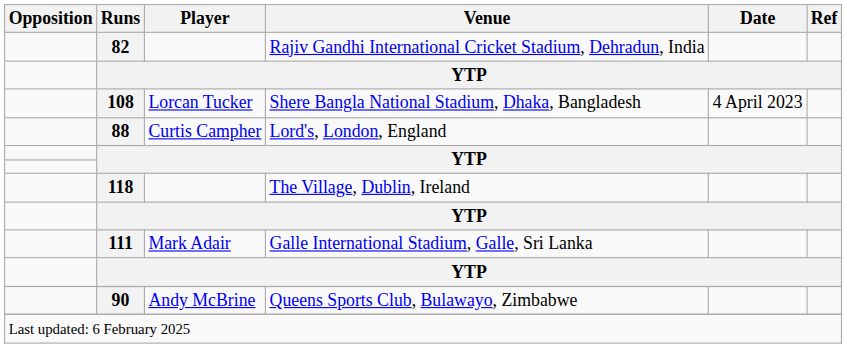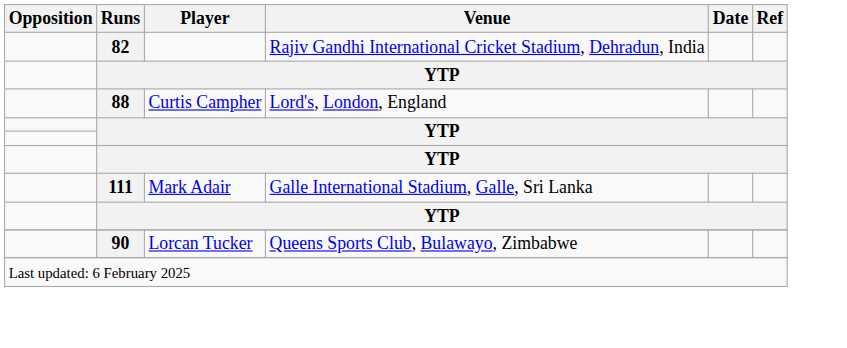- row: (120, 103)
- row: (120, 187)
(202, 300) Andy McBrine -> (200, 243) Lorcan Tucker
